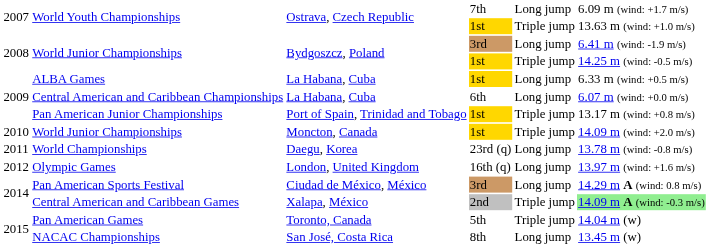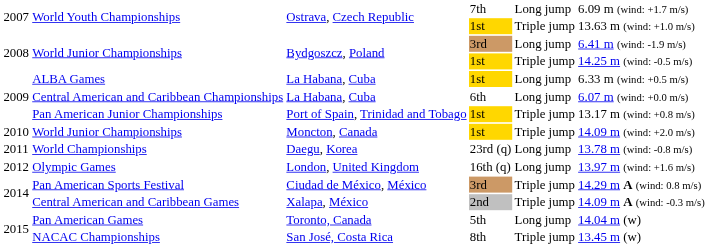(543, 184) Long jump -> (545, 184) Triple jump
(641, 202) lightgreen background -> (641, 202) no background
(545, 219) Triple jump -> (543, 219) Long jump
(543, 237) Long jump -> (545, 237) Triple jump
